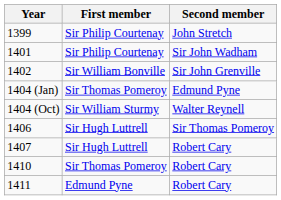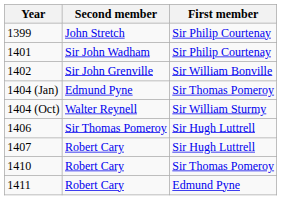columns swapped: (116, 14) <-> (223, 14)
